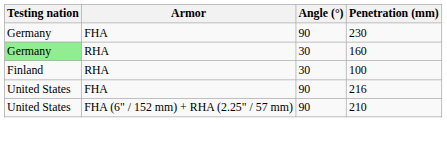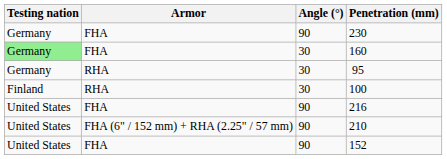(97, 51) RHA -> (96, 51) FHA
+ row: (356, 70)
+ row: (358, 145)
